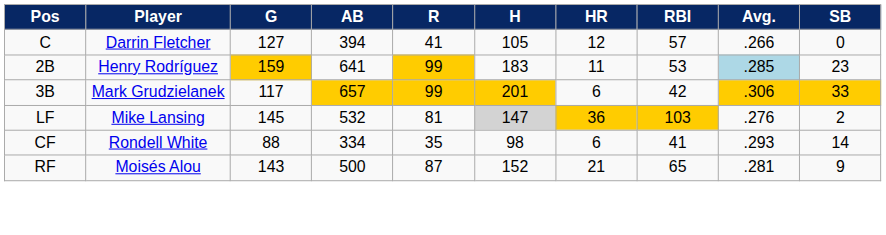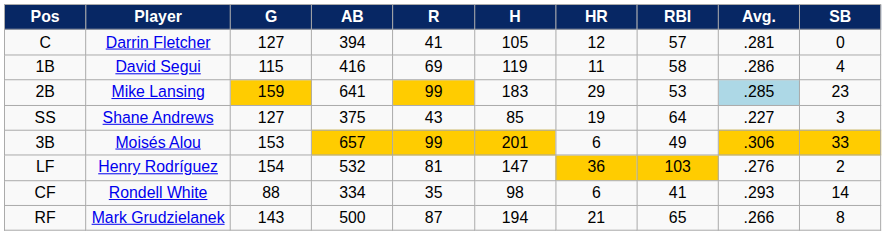(759, 42) .266 -> (759, 42) .281
+ row: (45, 67)
(158, 67) Henry Rodríguez -> (158, 92) Mike Lansing
(596, 67) 11 -> (596, 92) 29
+ row: (45, 117)
(158, 92) Mark Grudzielanek -> (158, 142) Moisés Alou
(271, 92) 117 -> (271, 142) 153
(678, 92) 42 -> (678, 142) 49
(158, 117) Mike Lansing -> (158, 167) Henry Rodríguez
(271, 117) 145 -> (271, 167) 154
(515, 117) lightgrey background -> (515, 167) no background
(158, 167) Moisés Alou -> (158, 218) Mark Grudzielanek
(515, 167) 152 -> (515, 218) 194
(759, 167) .281 -> (759, 218) .266
(840, 167) 9 -> (840, 218) 8
